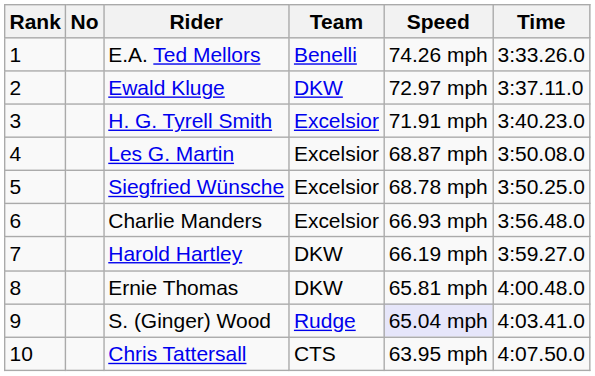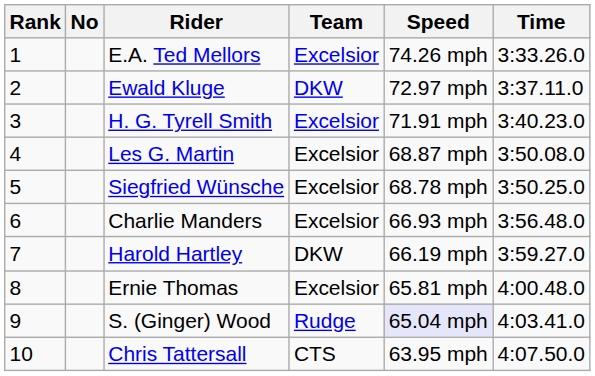(325, 55) Benelli -> (336, 55) Excelsior
(318, 287) DKW -> (336, 287) Excelsior
